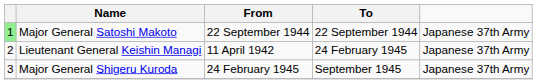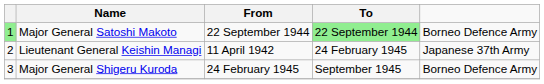(366, 32) no background -> (366, 32) lightgreen background
(476, 32) Japanese 37th Army -> (480, 32) Borneo Defence Army
(476, 69) Japanese 37th Army -> (480, 69) Borneo Defence Army
